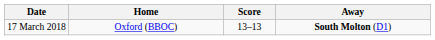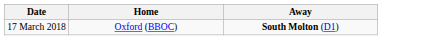- column: (249, 12)
